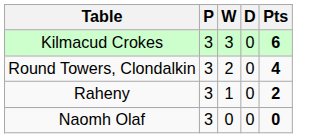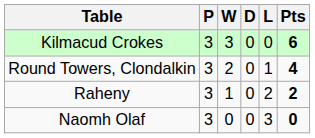+ column: (268, 17)
